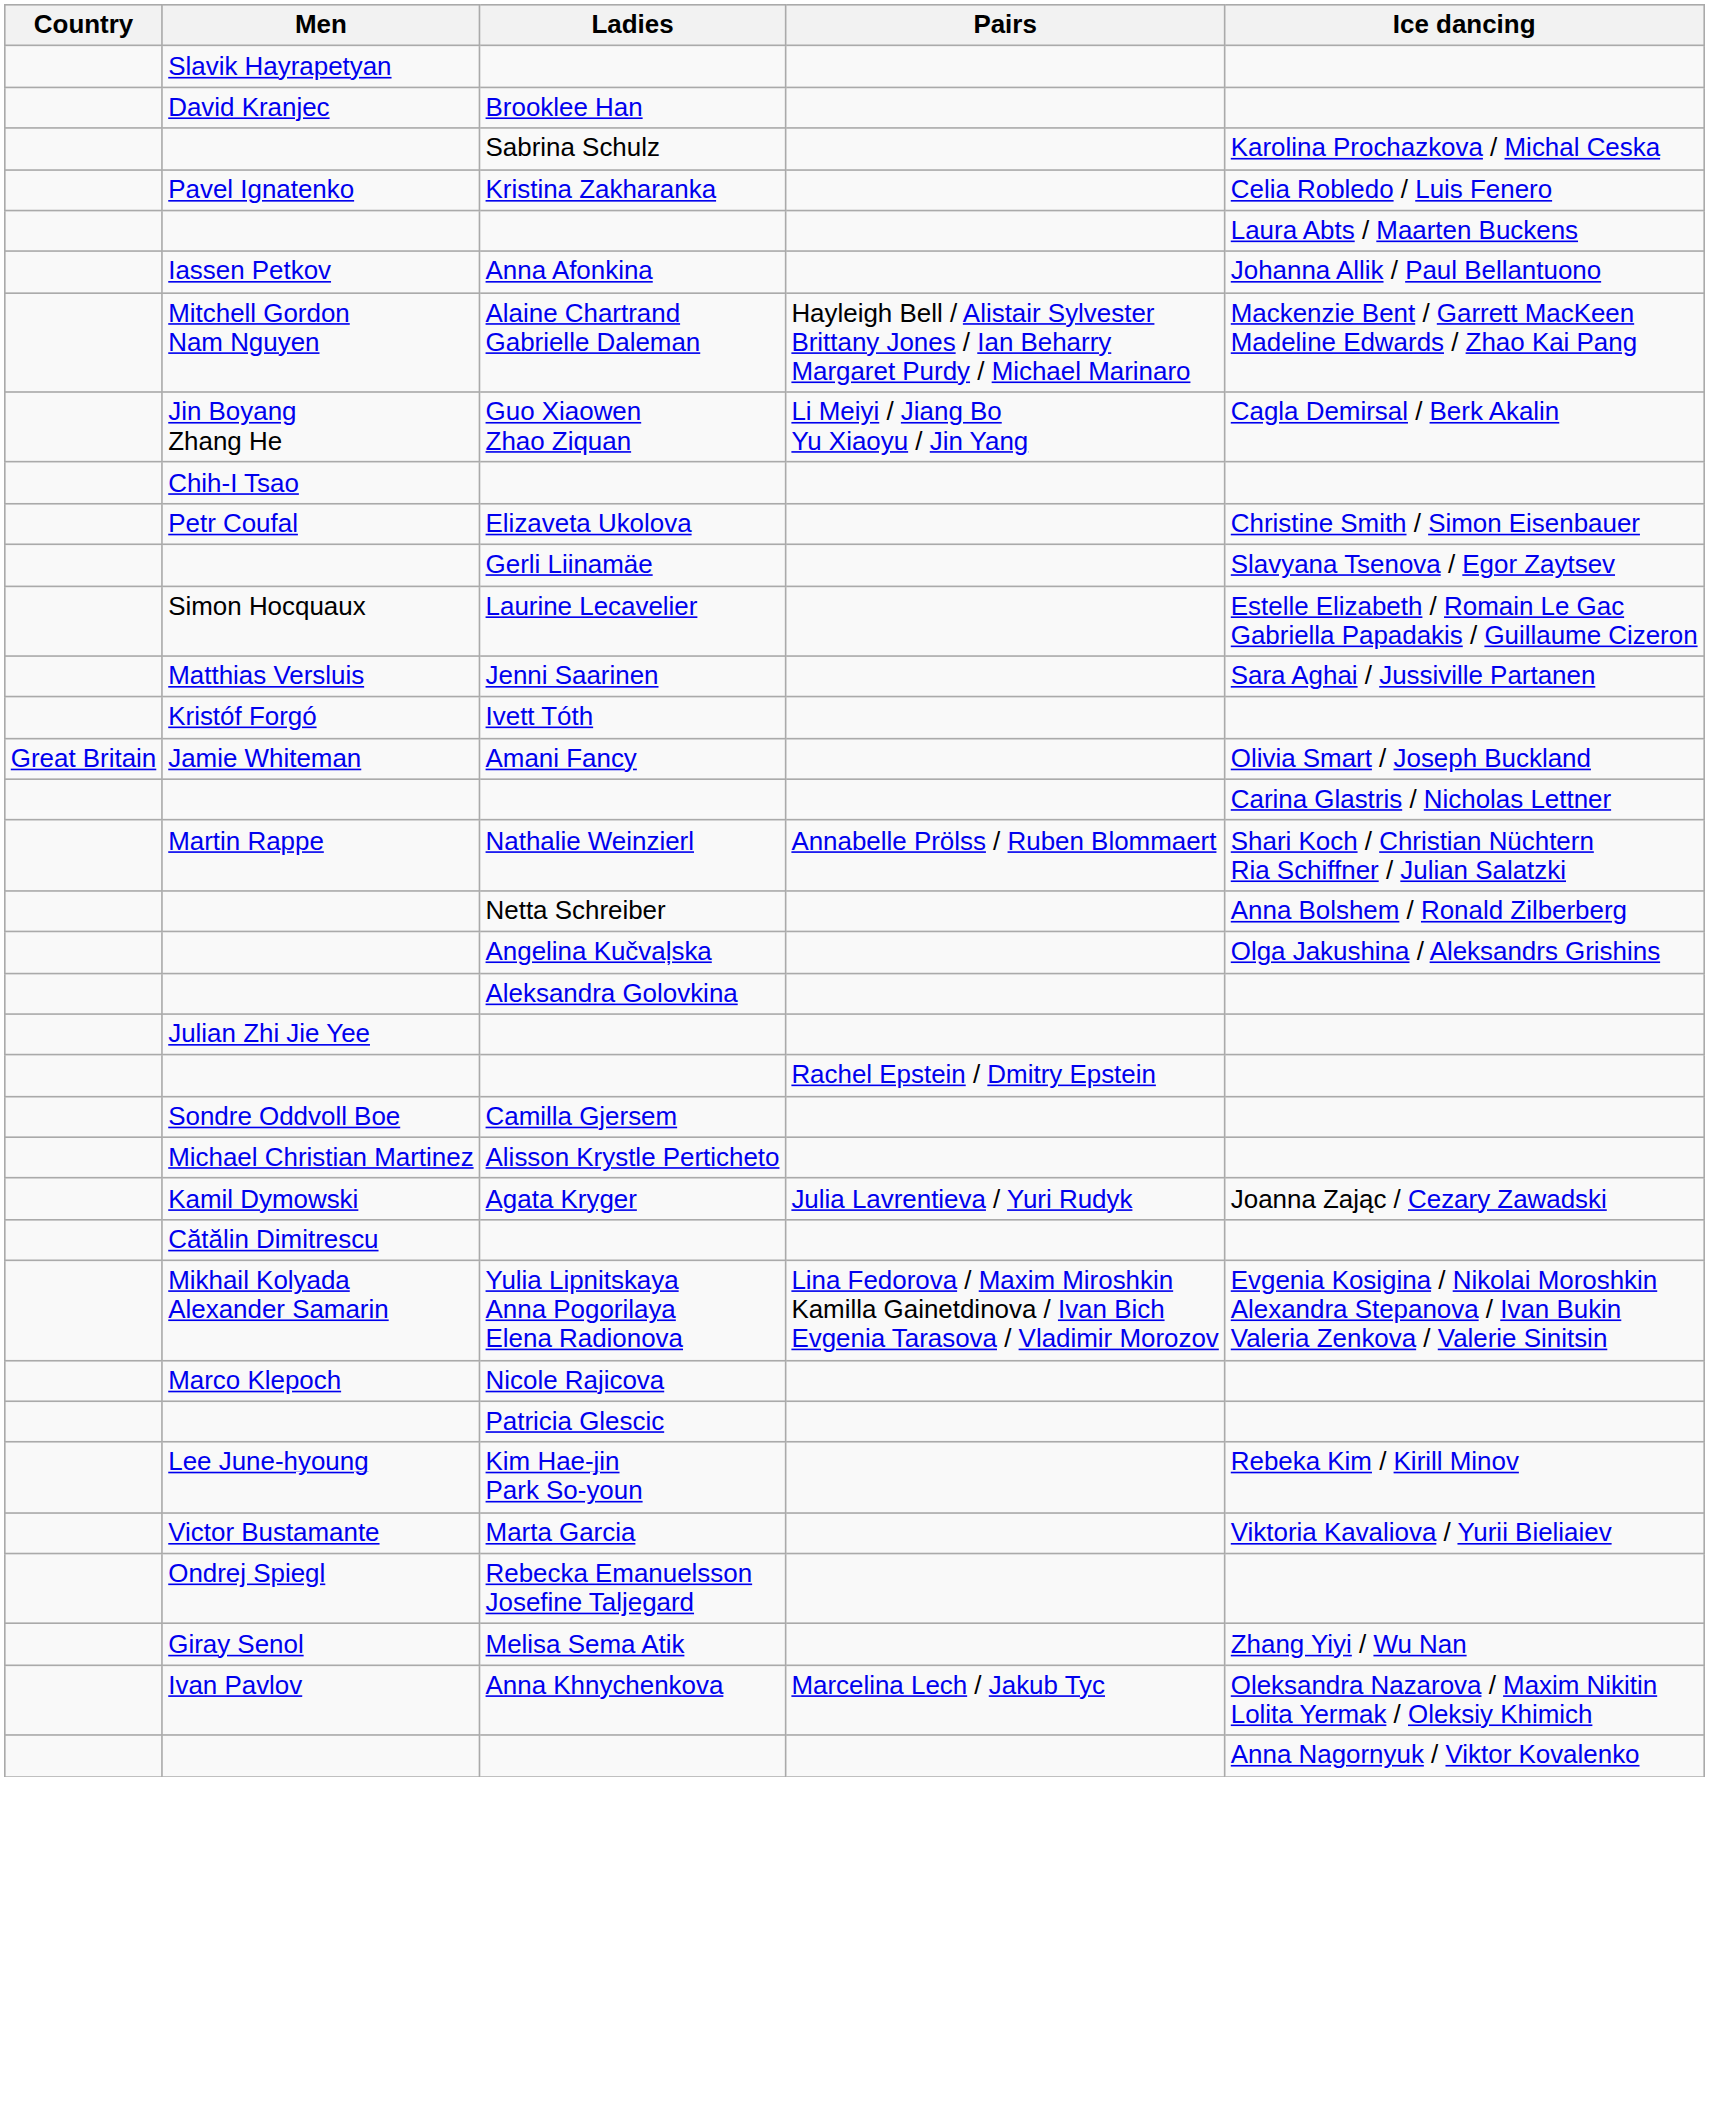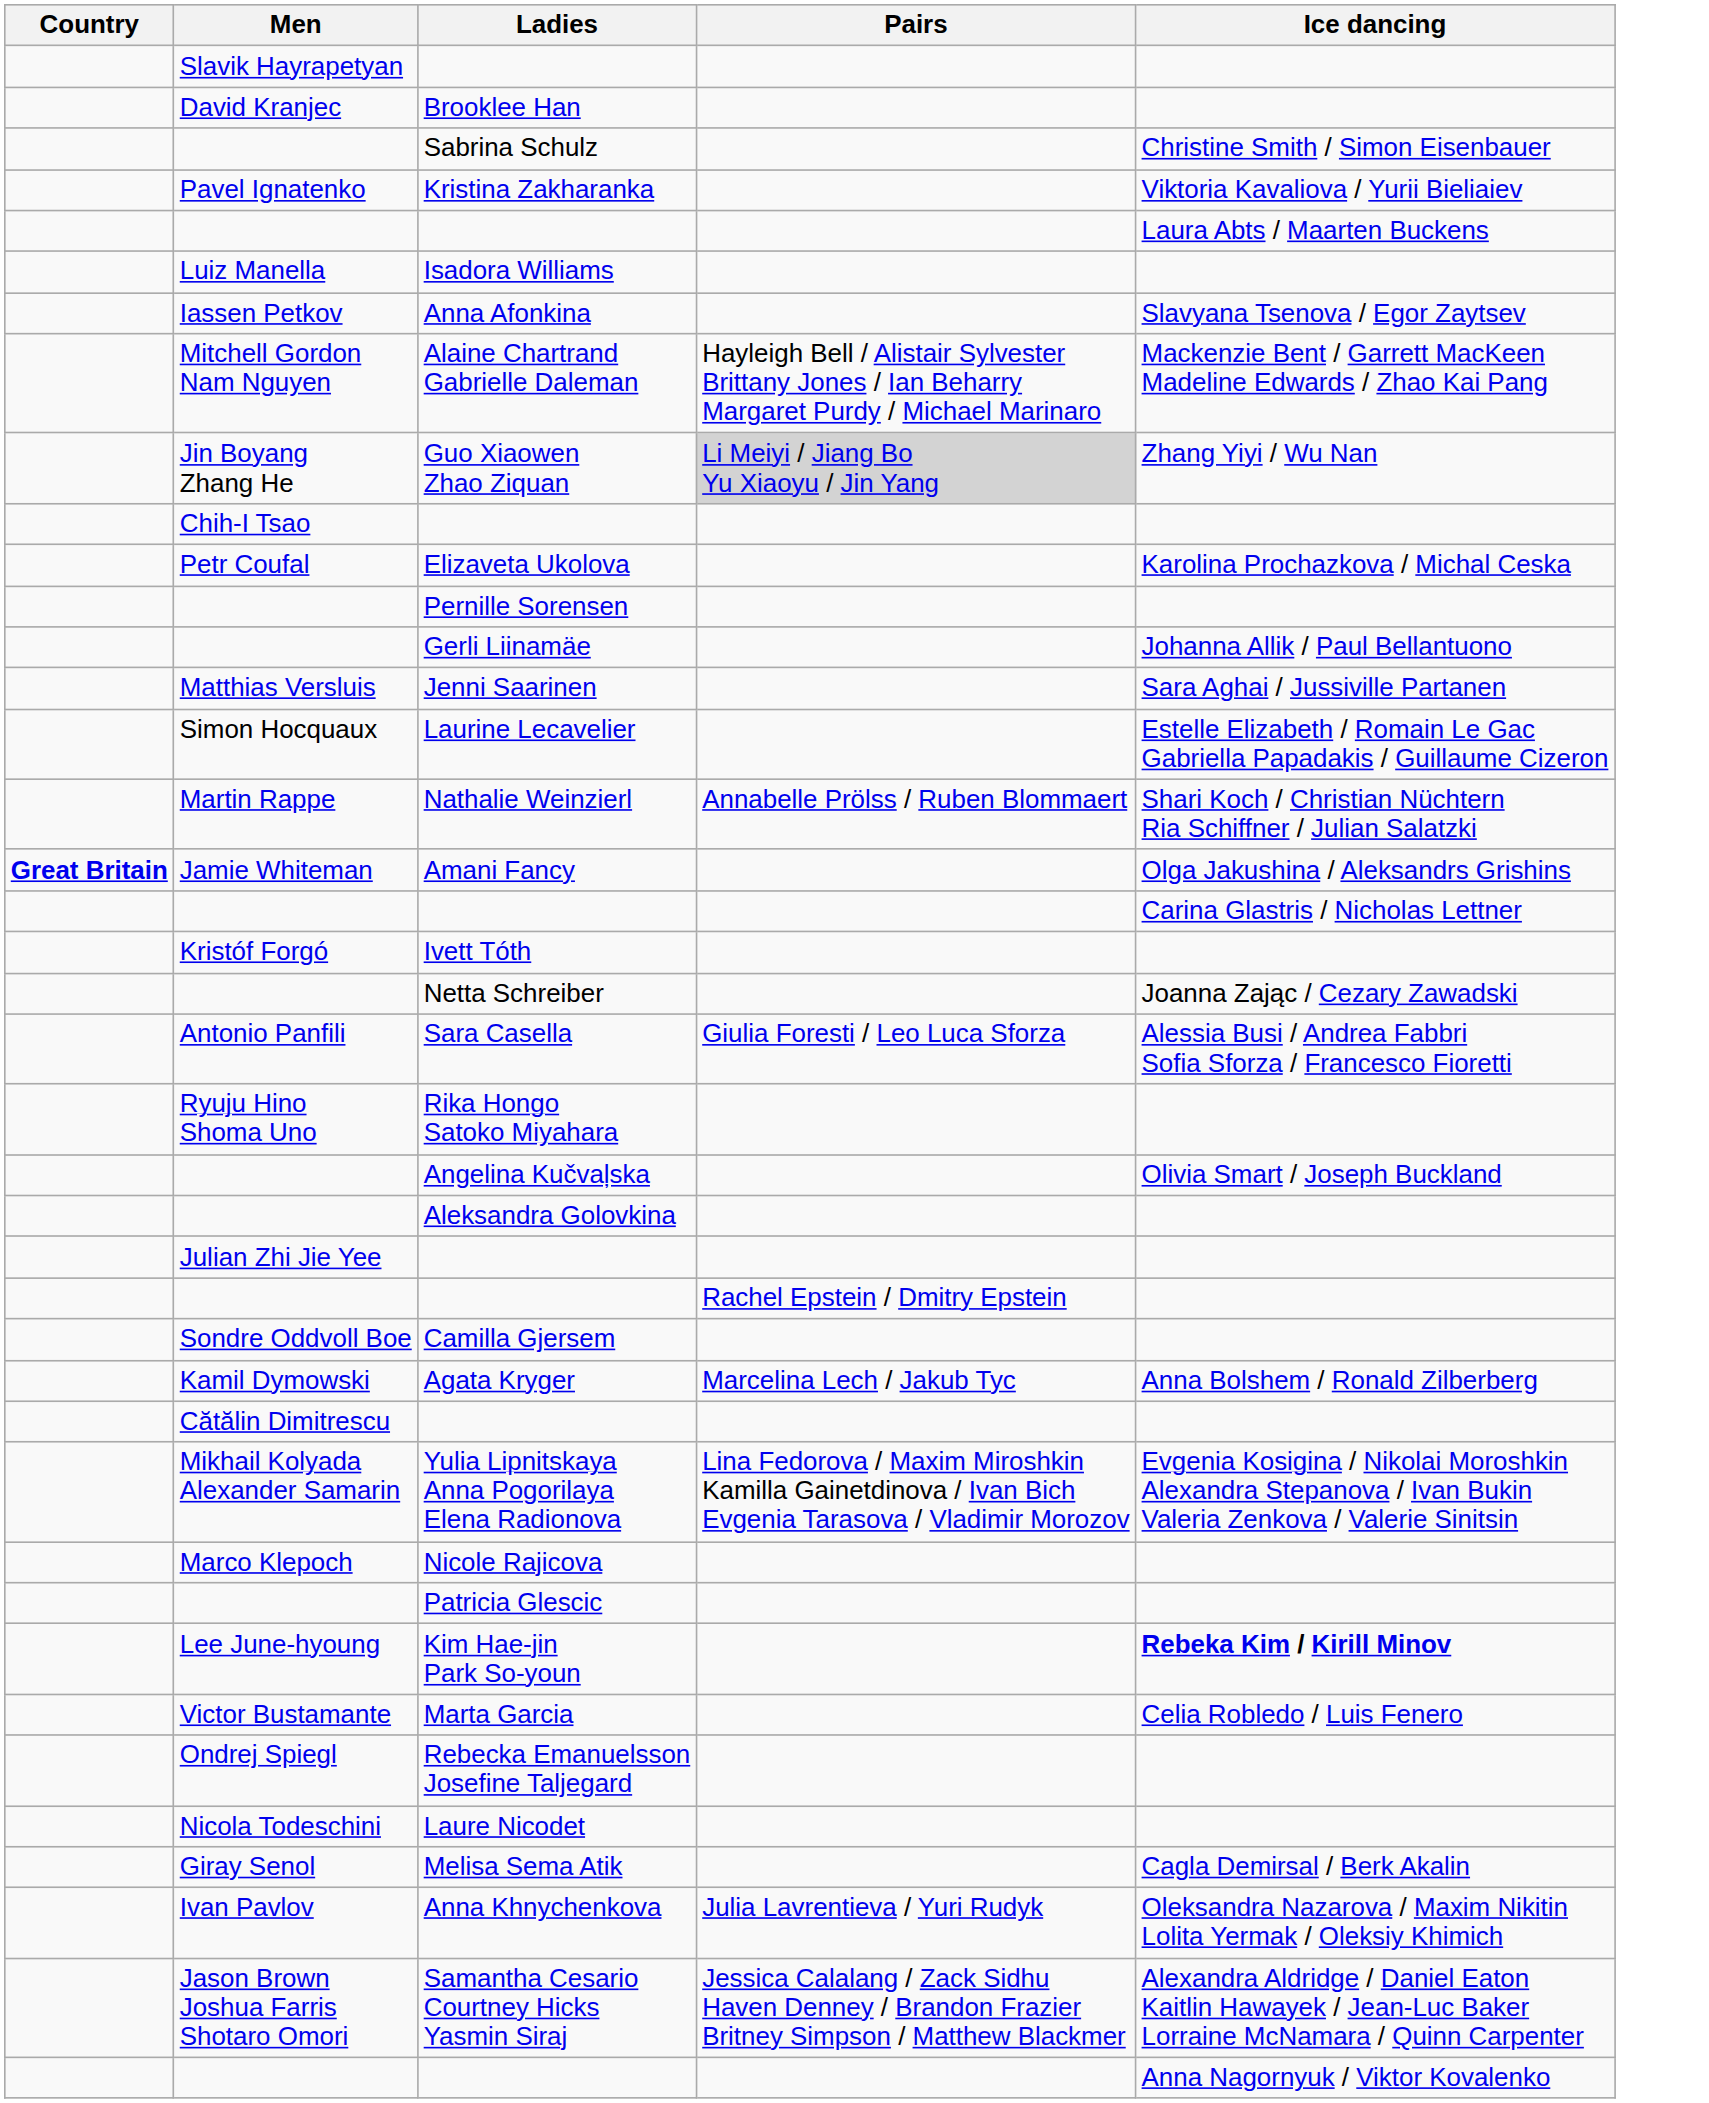(1445, 148) Karolina Prochazkova / Michal Ceska -> (1346, 148) Christine Smith / Simon Eisenbauer
(1391, 189) Celia Robledo / Luis Fenero -> (1332, 189) Viktoria Kavaliova / Yurii Bieliaiev
+ row: (253, 271)
(1416, 271) Johanna Allik / Paul Bellantuono -> (1334, 312) Slavyana Tsenova / Egor Zaytsev
(910, 426) no background -> (821, 467) lightgrey background
(1395, 412) Cagla Demirsal / Berk Akalin -> (1259, 453) Zhang Yiyi / Wu Nan
(1435, 523) Christine Smith / Simon Eisenbauer -> (1356, 564) Karolina Prochazkova / Michal Ceska
+ row: (296, 606)
(1423, 564) Slavyana Tsenova / Egor Zaytsev -> (1327, 646) Johanna Allik / Paul Bellantuono
rows swapped: (266, 676) <-> (267, 605)
rows swapped: (246, 840) <-> (242, 717)
(84, 758) normal -> (89, 869) bold
(1411, 758) Olivia Smart / Joseph Buckland -> (1356, 869) Olga Jakushina / Aleksandrs Grishins
(1429, 910) Anna Bolshem / Ronald Zilberberg -> (1330, 993) Joanna Zając / Cezary Zawadski
+ row: (263, 1034)
+ row: (248, 1118)
(1445, 951) Olga Jakushina / Aleksandrs Grishins -> (1322, 1174) Olivia Smart / Joseph Buckland
- row: (321, 1157)
(962, 1198) Julia Lavrentieva / Yuri Rudyk -> (859, 1380) Marcelina Lech / Jakub Tyc
(1419, 1198) Joanna Zając / Cezary Zawadski -> (1340, 1380) Anna Bolshem / Ronald Zilberberg
(1375, 1462) normal -> (1296, 1644) bold
(1421, 1532) Viktoria Kavaliova / Yurii Bieliaiev -> (1302, 1714) Celia Robledo / Luis Fenero
+ row: (280, 1825)
(1349, 1644) Zhang Yiyi / Wu Nan -> (1306, 1866) Cagla Demirsal / Berk Akalin
(948, 1685) Marcelina Lech / Jakub Tyc -> (873, 1907) Julia Lavrentieva / Yuri Rudyk
+ row: (264, 2007)
